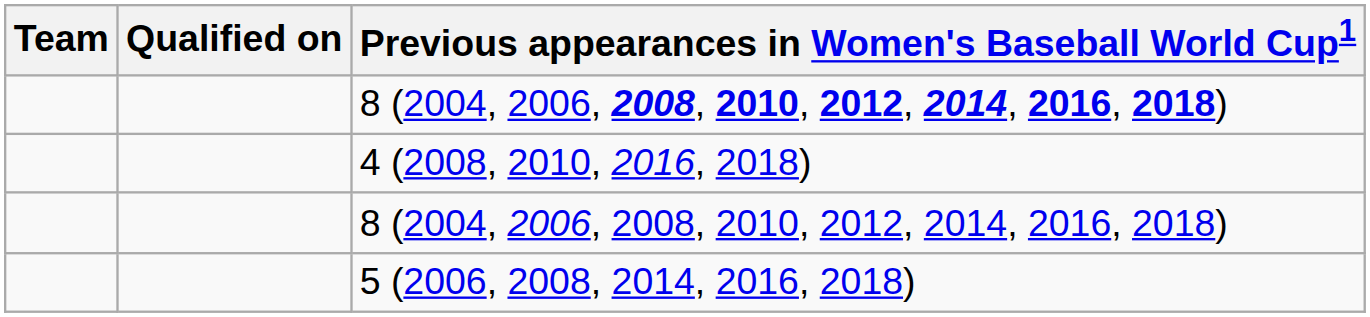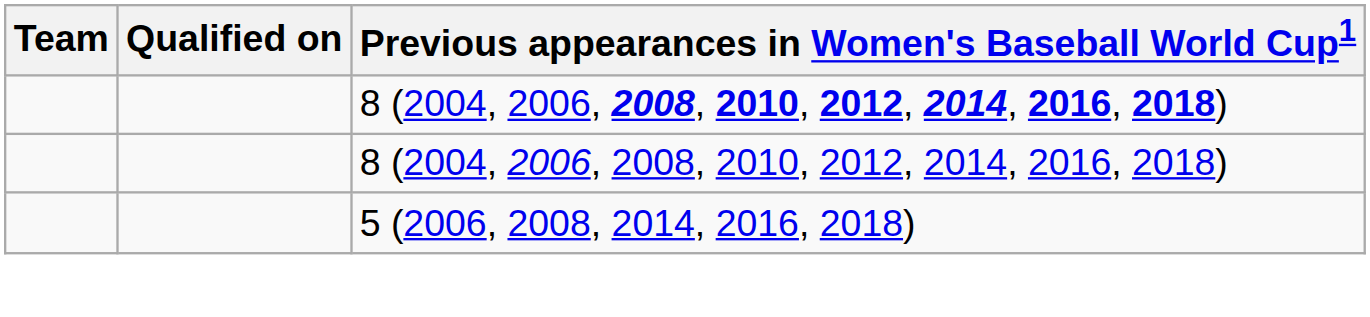- row: (61, 164)
